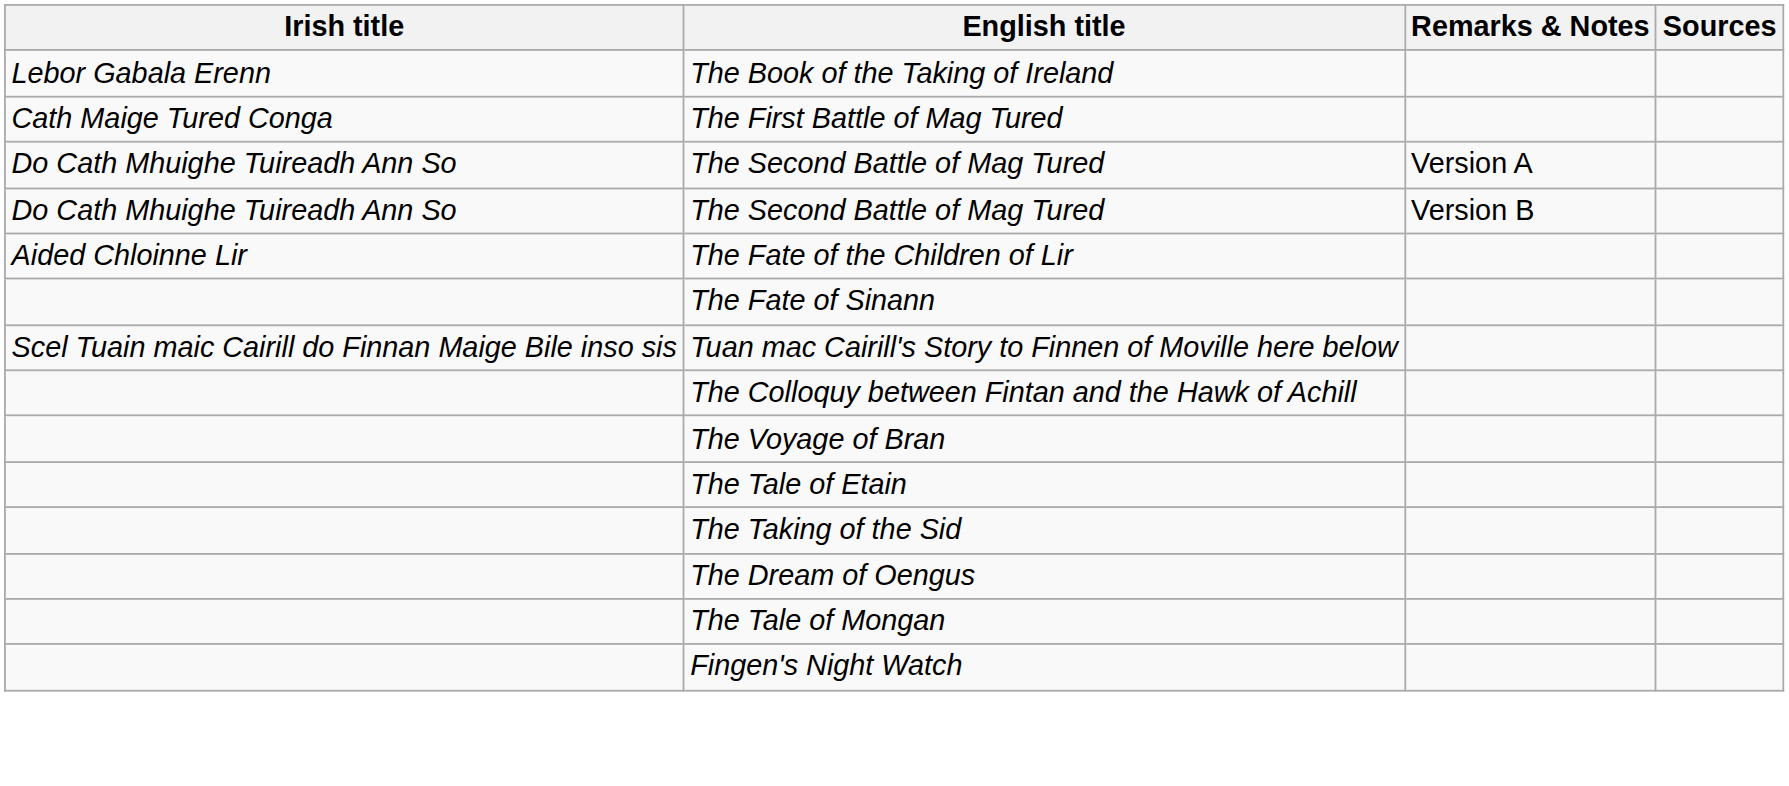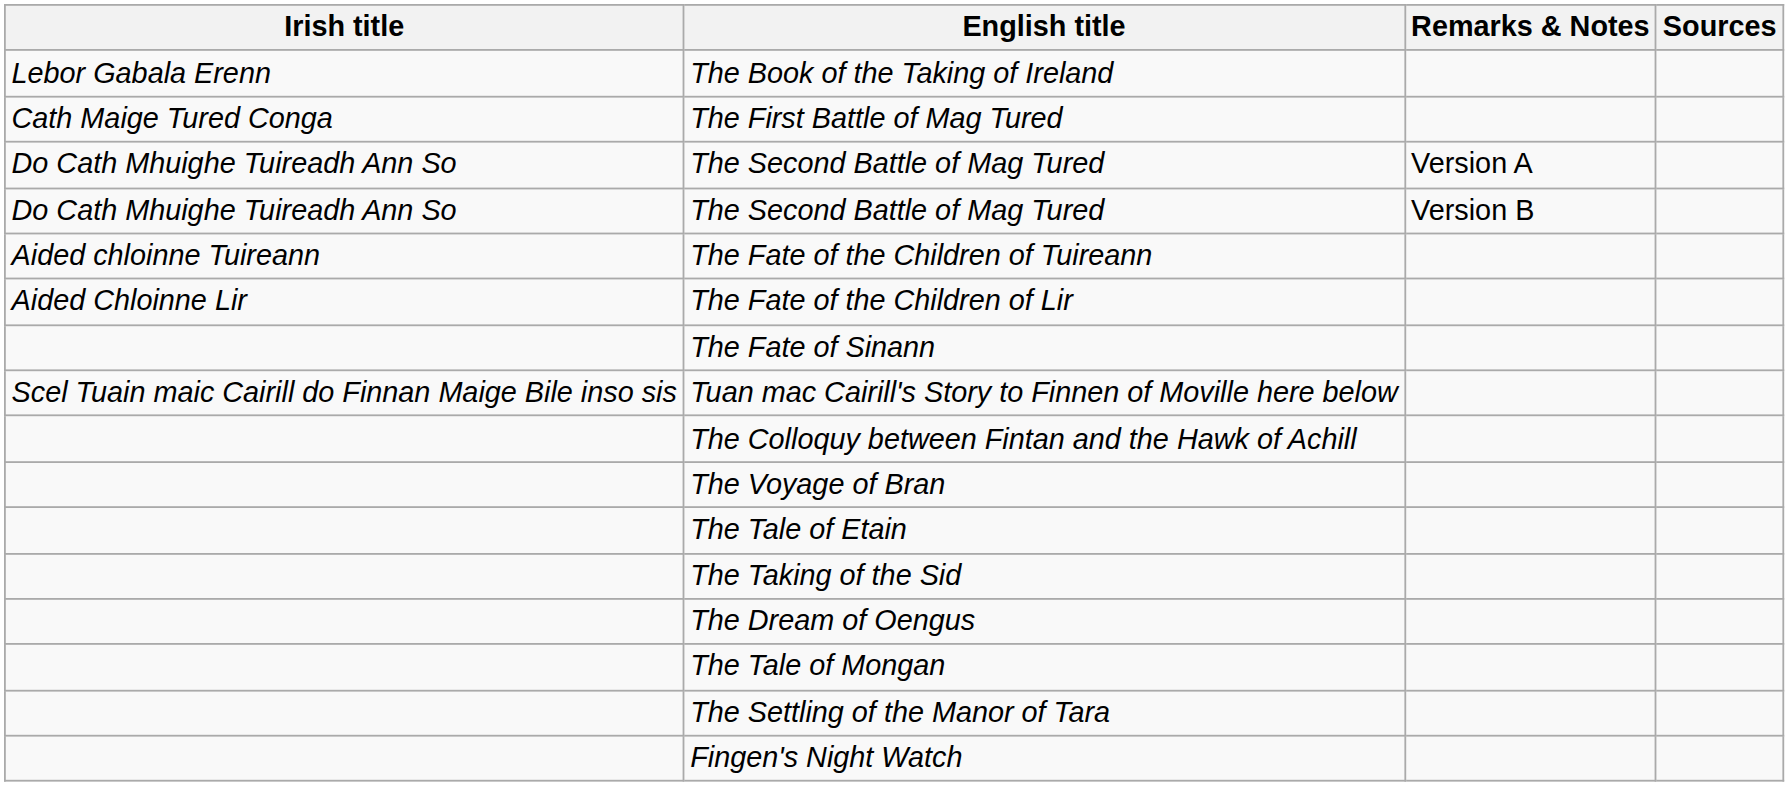+ row: (921, 255)
+ row: (900, 712)
